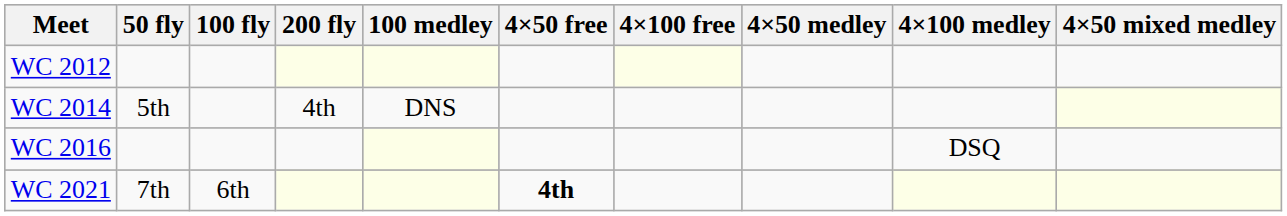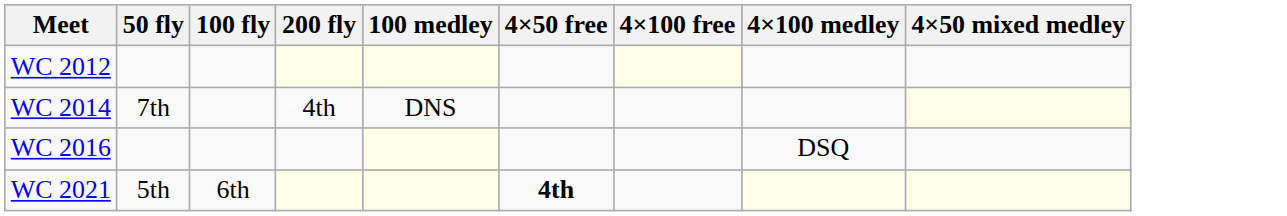- column: (817, 25)
(153, 107) 5th -> (153, 107) 7th
(153, 189) 7th -> (153, 189) 5th
